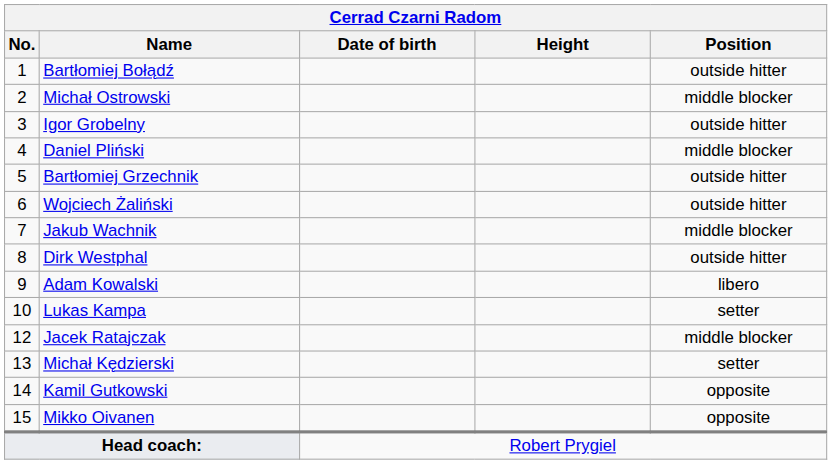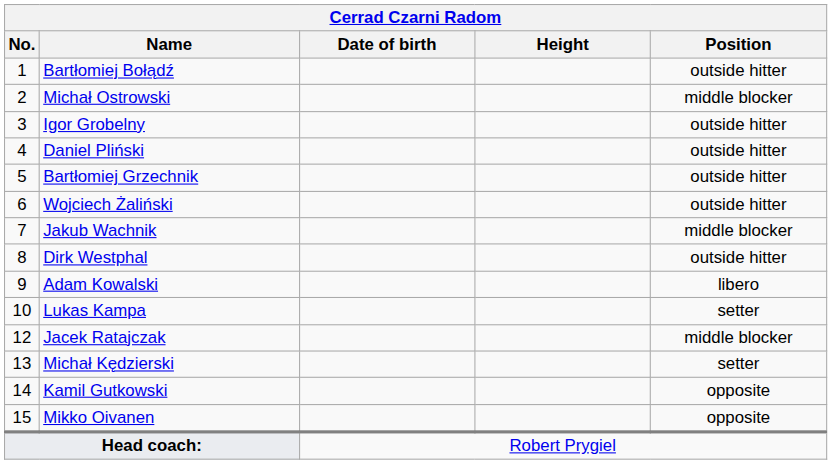(738, 151) middle blocker -> (738, 151) outside hitter
